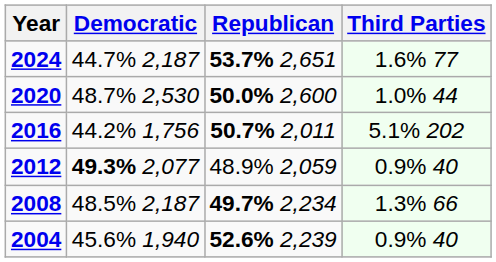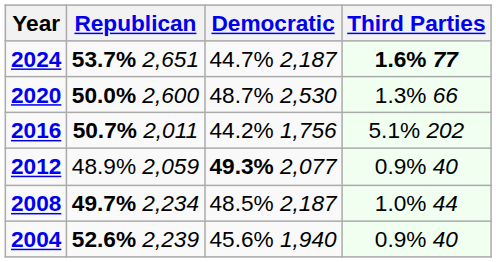columns swapped: (273, 23) <-> (135, 23)
(416, 59) normal -> (416, 59) bold
(416, 95) 1.0% 44 -> (416, 95) 1.3% 66
(416, 203) 1.3% 66 -> (416, 203) 1.0% 44
